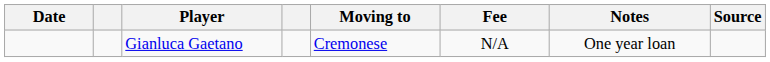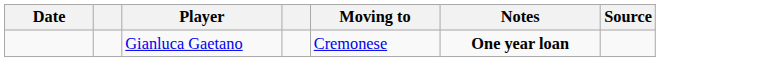- column: (495, 17)
(630, 43) normal -> (520, 43) bold
